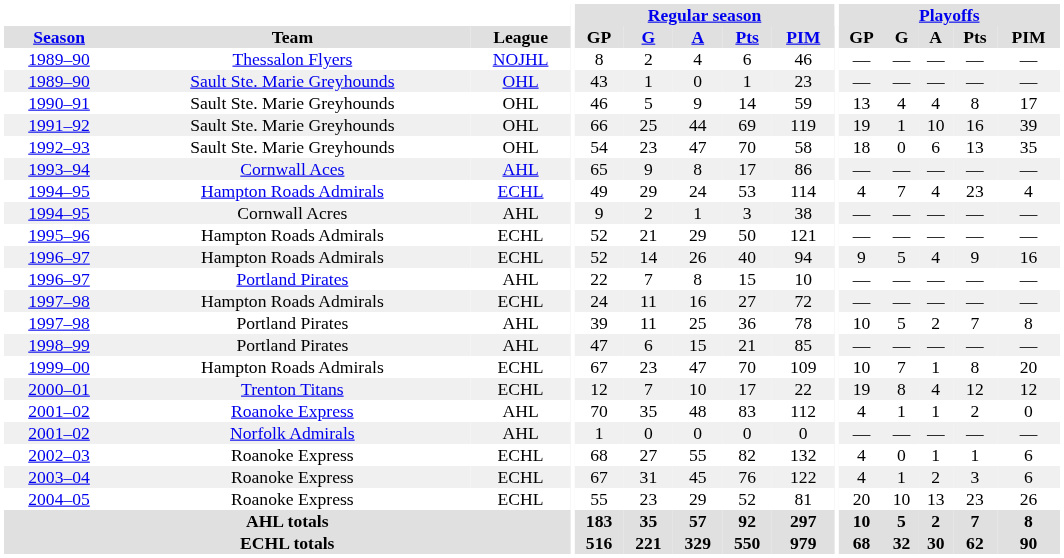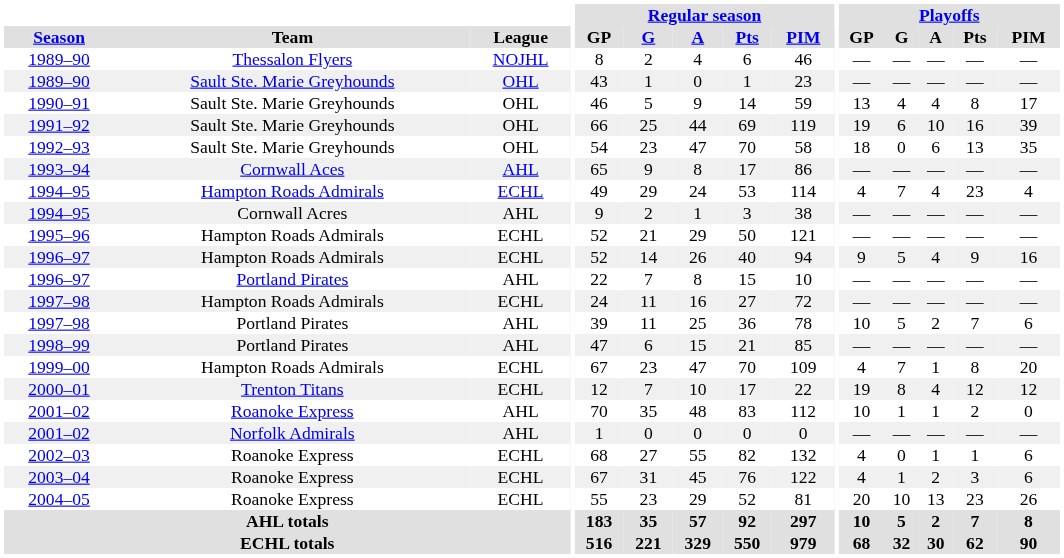(902, 124) 1 -> (902, 124) 6
(1029, 322) 8 -> (1029, 322) 6
(861, 366) 10 -> (861, 366) 4
(861, 410) 4 -> (861, 410) 10
